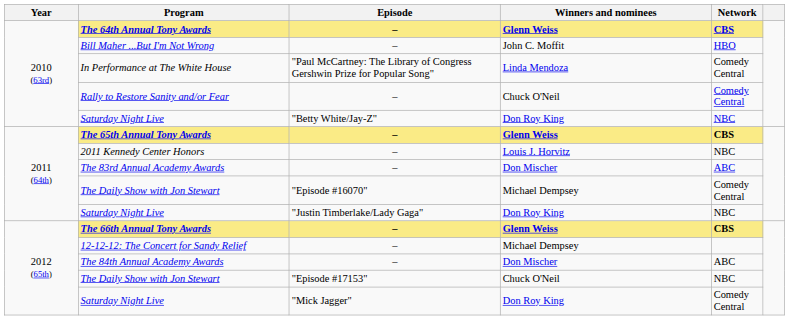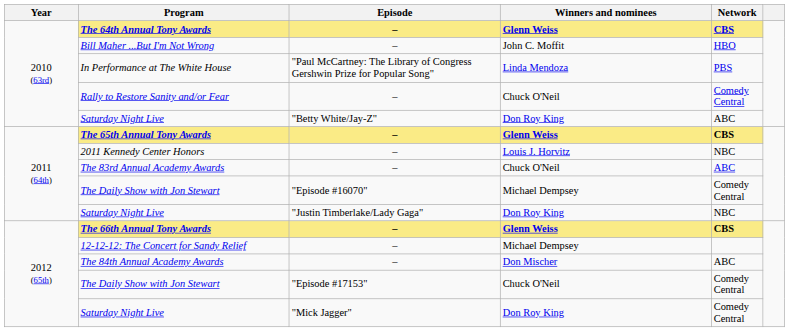(731, 68) Comedy Central -> (723, 68) PBS
(724, 118) NBC -> (724, 118) ABC
(530, 168) Don Mischer -> (531, 168) Chuck O'Neil
(724, 278) NBC -> (731, 284) Comedy Central
